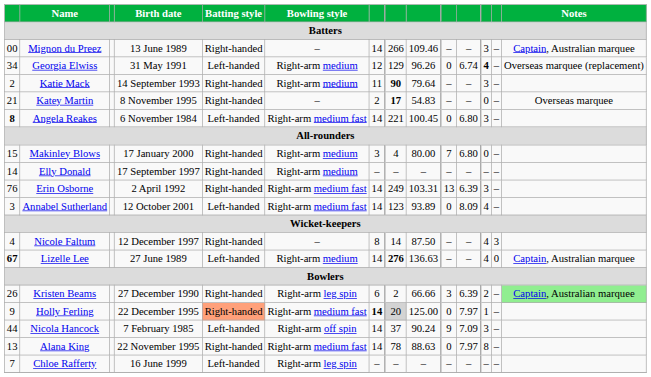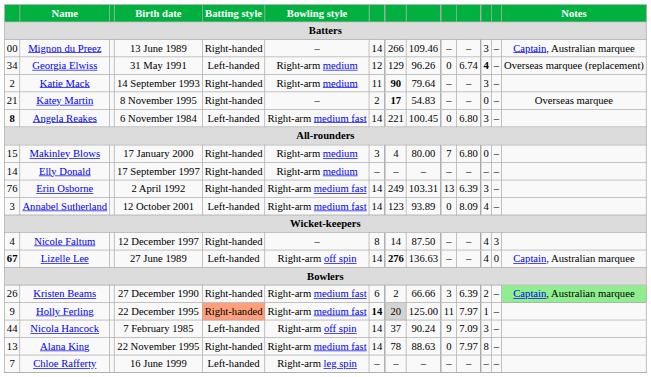(317, 259) Right-arm medium -> (317, 259) Right-arm off spin
(317, 294) Right-arm leg spin -> (317, 294) Right-arm medium fast
(449, 311) 0 -> (449, 311) 11
